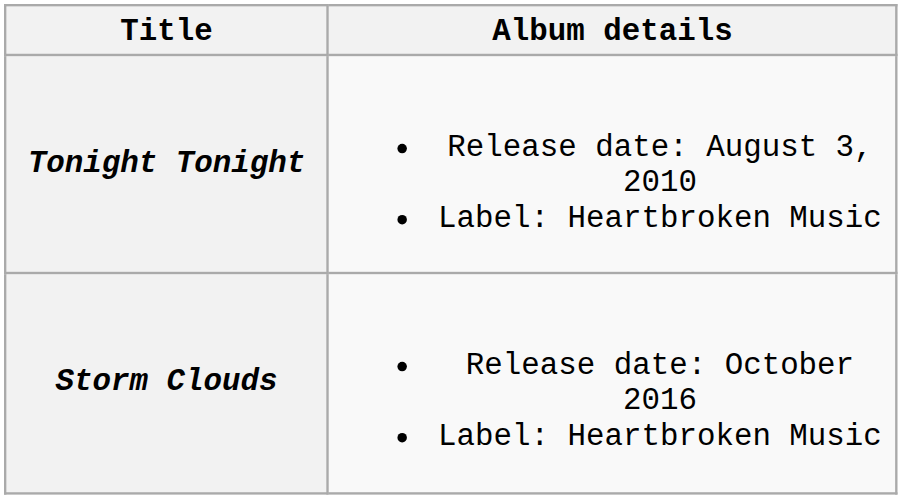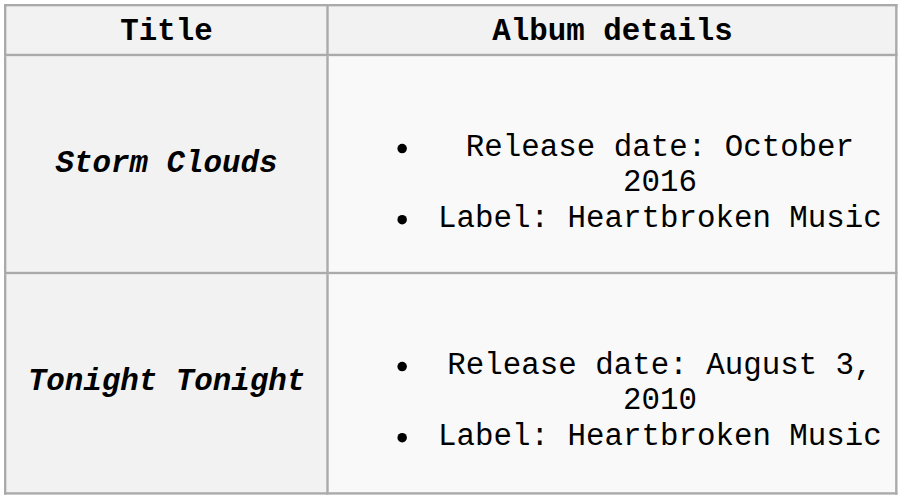rows swapped: (167, 165) <-> (167, 383)
